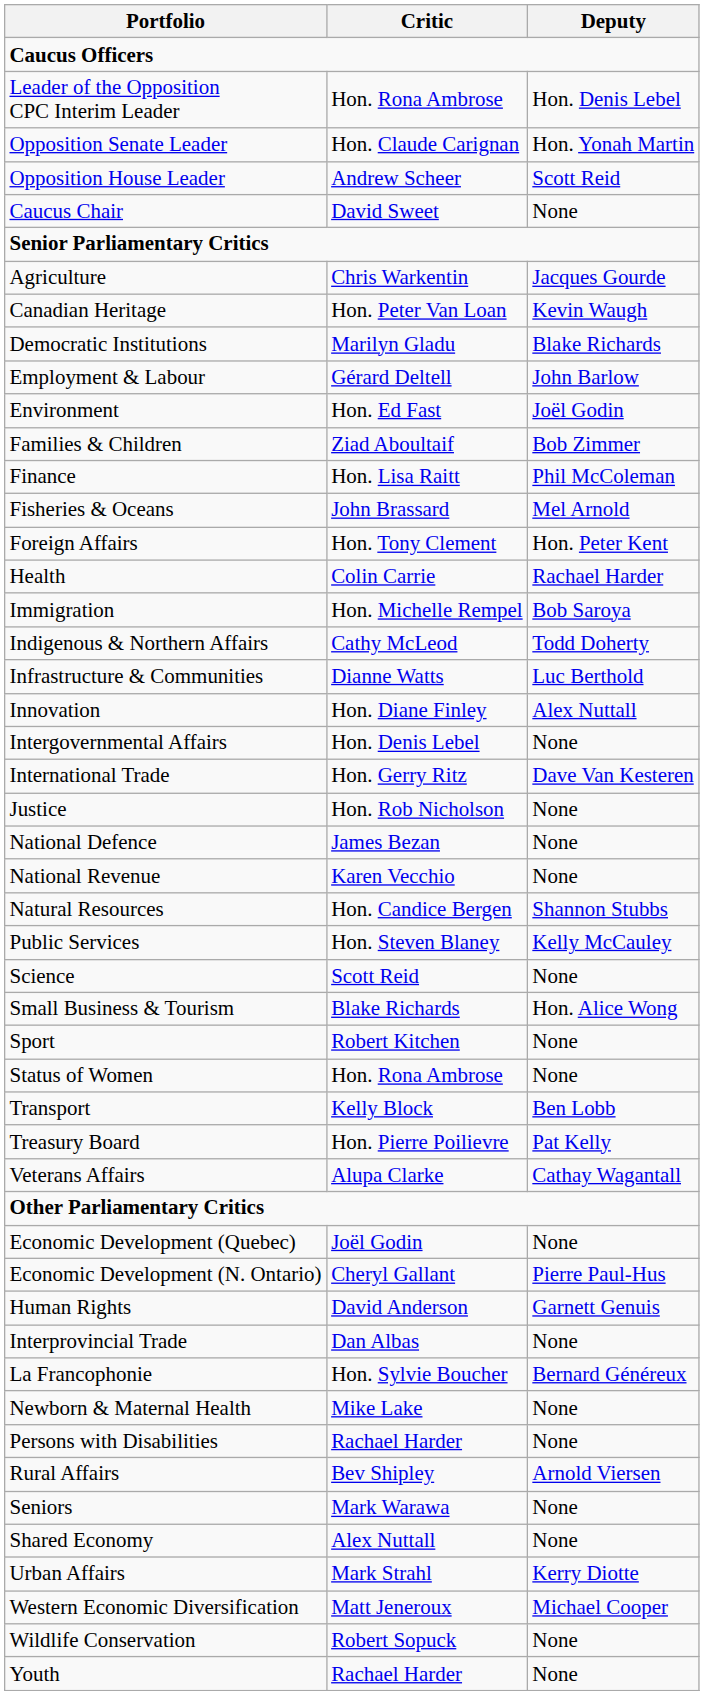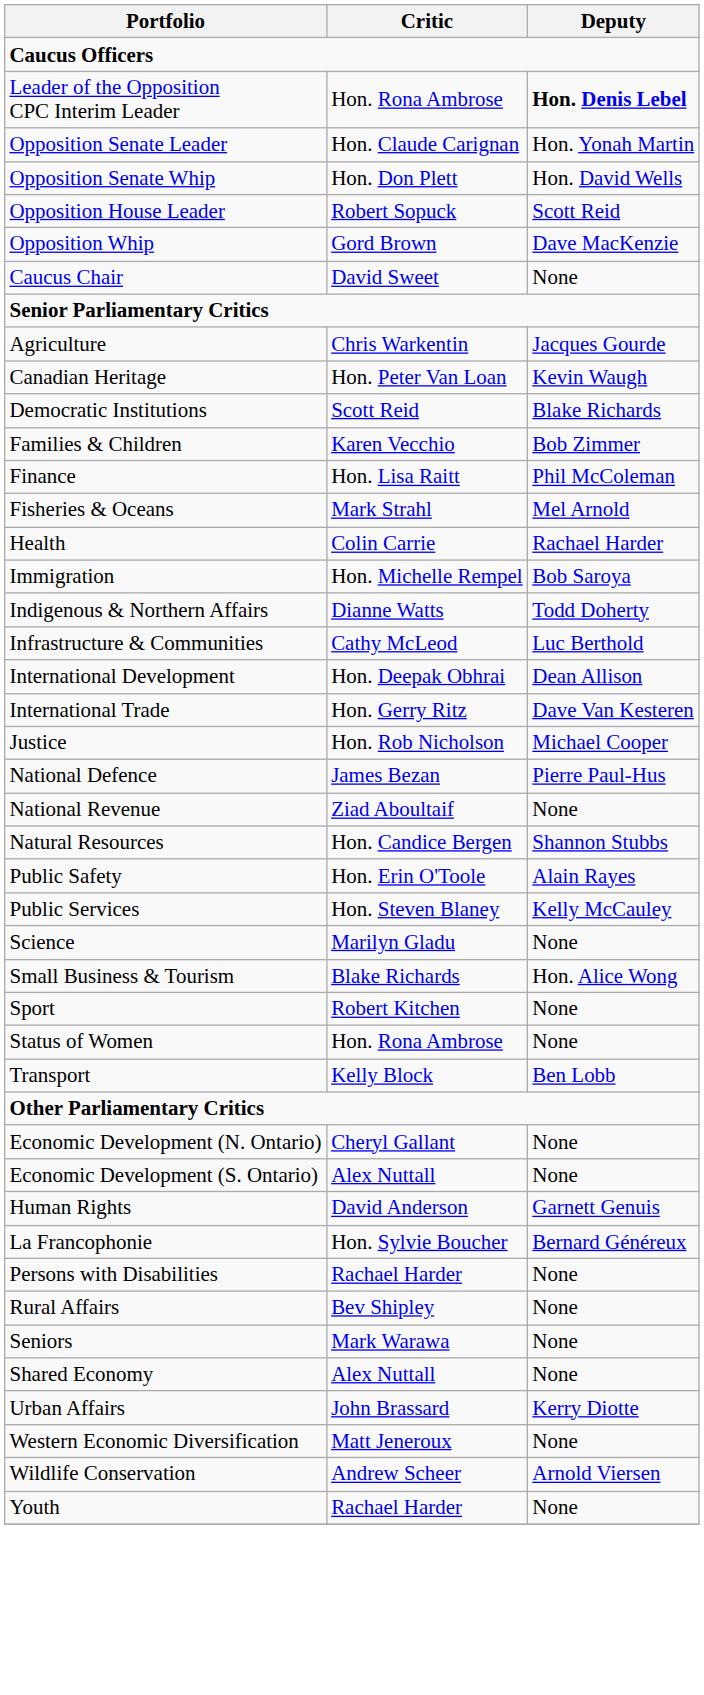(607, 99) normal -> (609, 99) bold
+ row: (112, 177)
(396, 177) Andrew Scheer -> (394, 210) Robert Sopuck
+ row: (82, 244)
(393, 343) Marilyn Gladu -> (375, 410) Scott Reid
- row: (107, 377)
- row: (64, 410)
(393, 443) Ziad Aboultaif -> (393, 443) Karen Vecchio
(390, 510) John Brassard -> (381, 510) Mark Strahl
- row: (74, 543)
(394, 643) Cathy McLeod -> (387, 609) Dianne Watts
(387, 676) Dianne Watts -> (394, 643) Cathy McLeod
- row: (55, 709)
- row: (118, 742)
+ row: (122, 676)
(555, 809) None -> (600, 742) Michael Cooper
(555, 842) None -> (599, 776) Pierre Paul-Hus
(393, 875) Karen Vecchio -> (393, 809) Ziad Aboultaif
+ row: (66, 875)
(375, 975) Scott Reid -> (393, 942) Marilyn Gladu
- row: (75, 1141)
- row: (77, 1174)
- row: (153, 1241)
(599, 1274) Pierre Paul-Hus -> (555, 1141) None
+ row: (164, 1174)
- row: (98, 1341)
- row: (130, 1407)
(596, 1474) Arnold Viersen -> (555, 1307) None
(381, 1573) Mark Strahl -> (390, 1407) John Brassard
(600, 1607) Michael Cooper -> (555, 1440) None
(394, 1640) Robert Sopuck -> (396, 1474) Andrew Scheer
(555, 1640) None -> (596, 1474) Arnold Viersen
